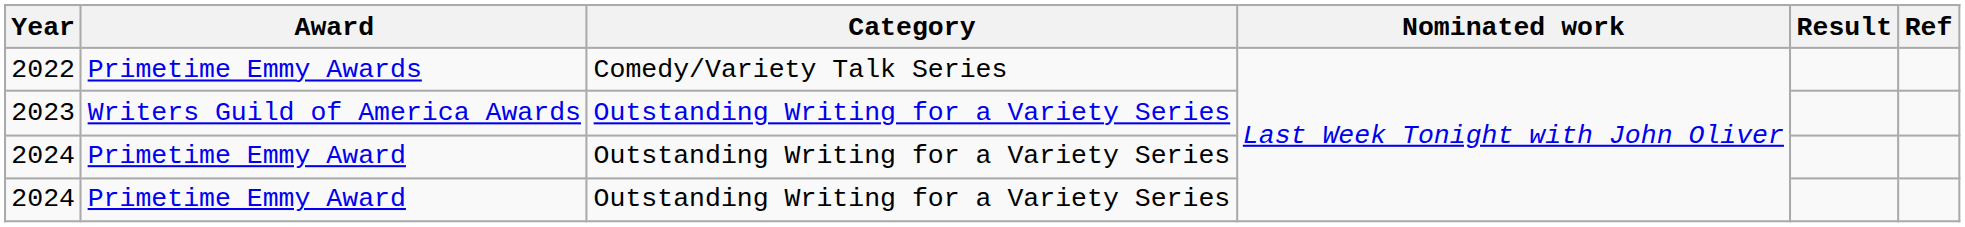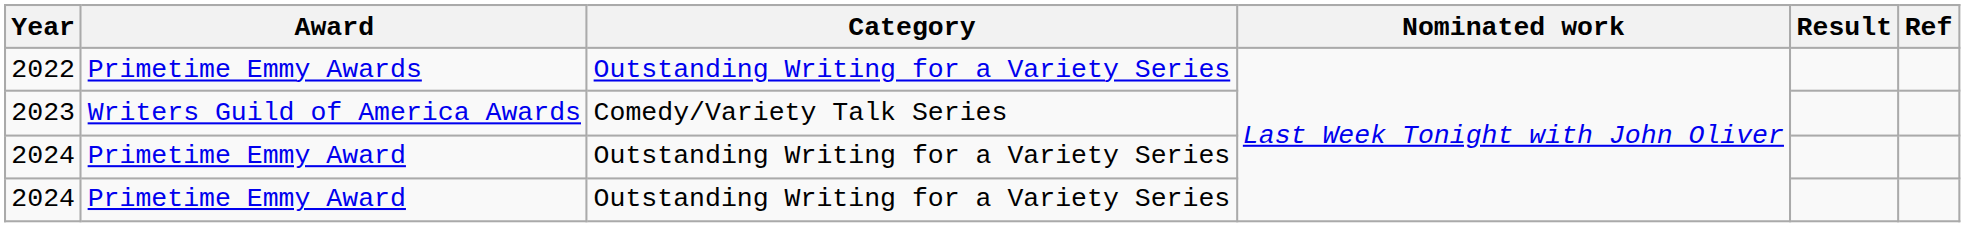(801, 70) Comedy/Variety Talk Series -> (912, 70) Outstanding Writing for a Variety Series
(912, 113) Outstanding Writing for a Variety Series -> (801, 113) Comedy/Variety Talk Series
